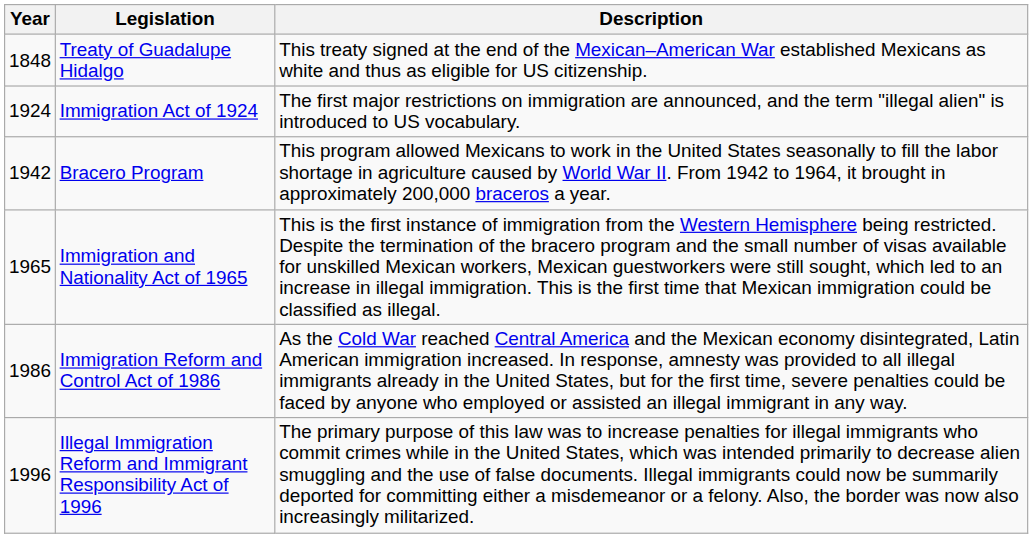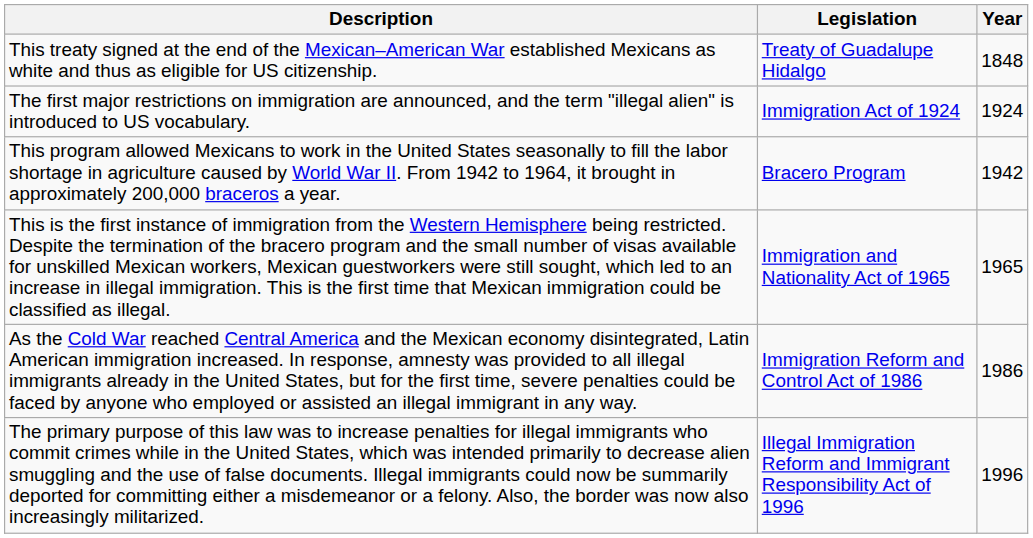columns swapped: (30, 19) <-> (651, 19)
